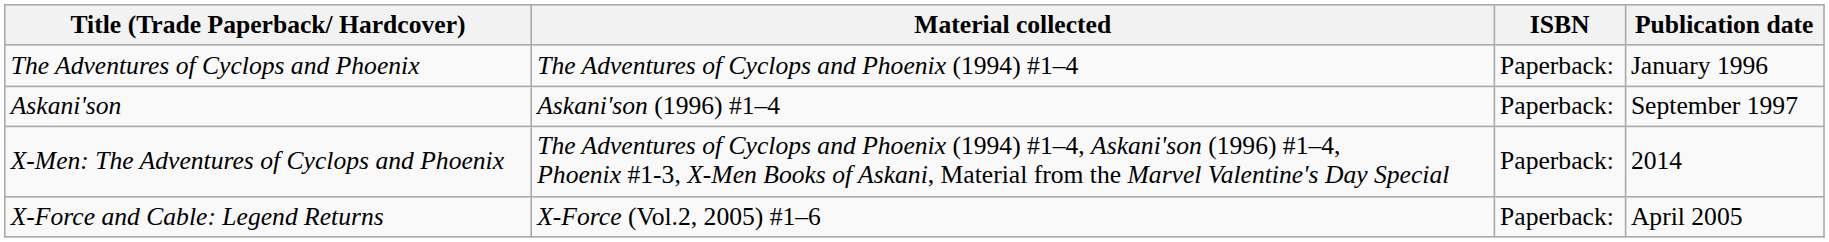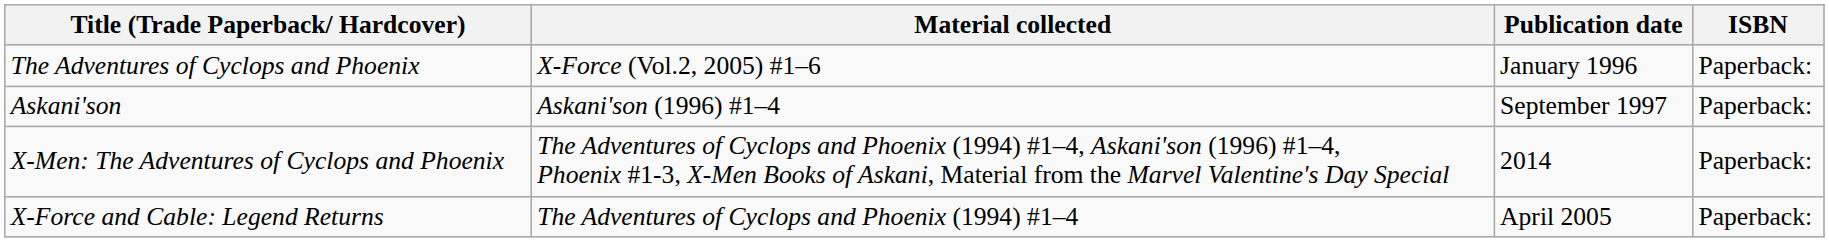columns swapped: (1724, 24) <-> (1560, 24)
(808, 65) The Adventures of Cyclops and Phoenix (1994) #1–4 -> (679, 65) X-Force (Vol.2, 2005) #1–6
(679, 216) X-Force (Vol.2, 2005) #1–6 -> (808, 216) The Adventures of Cyclops and Phoenix (1994) #1–4
